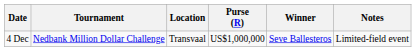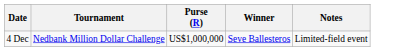- column: (187, 18)
